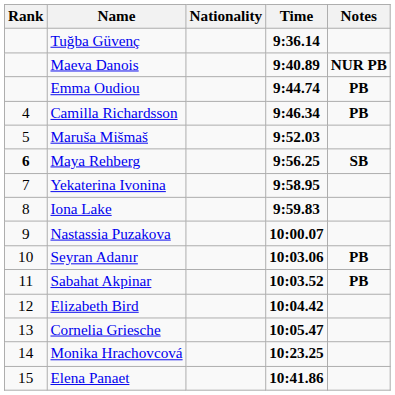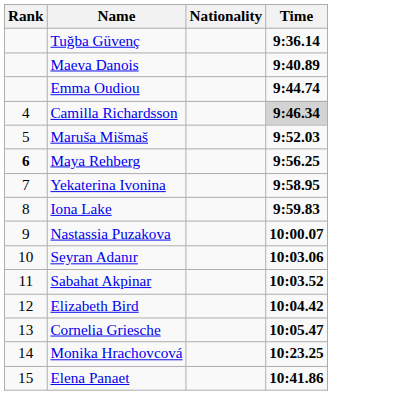- column: (359, 16)
(296, 112) no background -> (296, 112) lightgrey background
